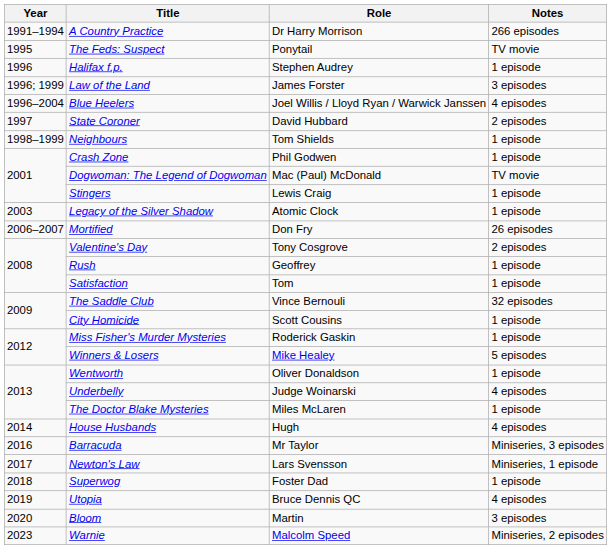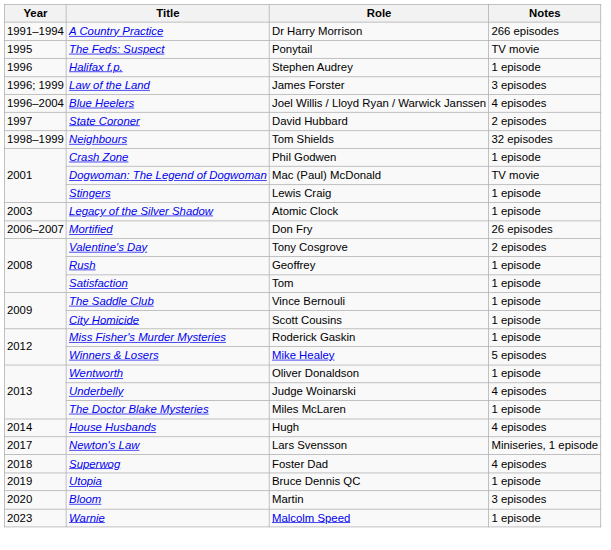(516, 139) 1 episode -> (522, 139) 32 episodes
(522, 301) 32 episodes -> (516, 301) 1 episode
- row: (95, 445)
(516, 481) 1 episode -> (519, 463) 4 episodes
(519, 499) 4 episodes -> (516, 481) 1 episode
(548, 535) Miniseries, 2 episodes -> (516, 517) 1 episode
